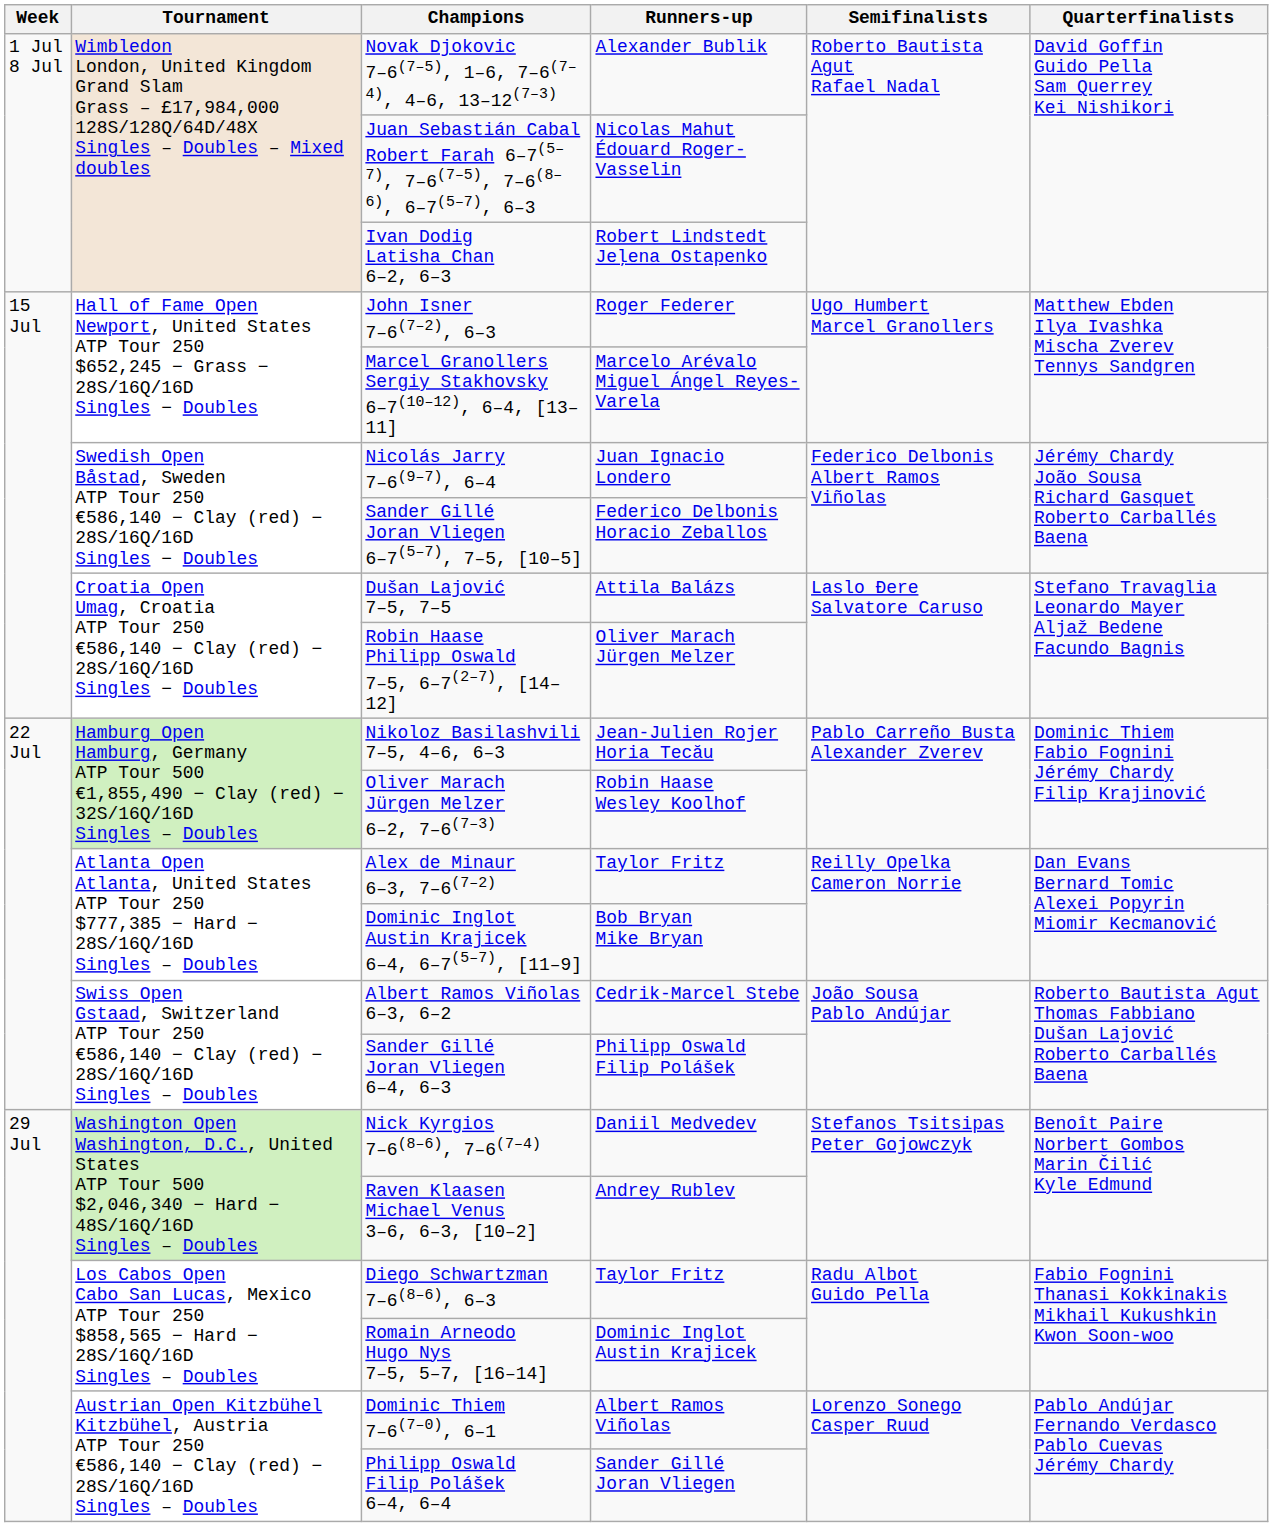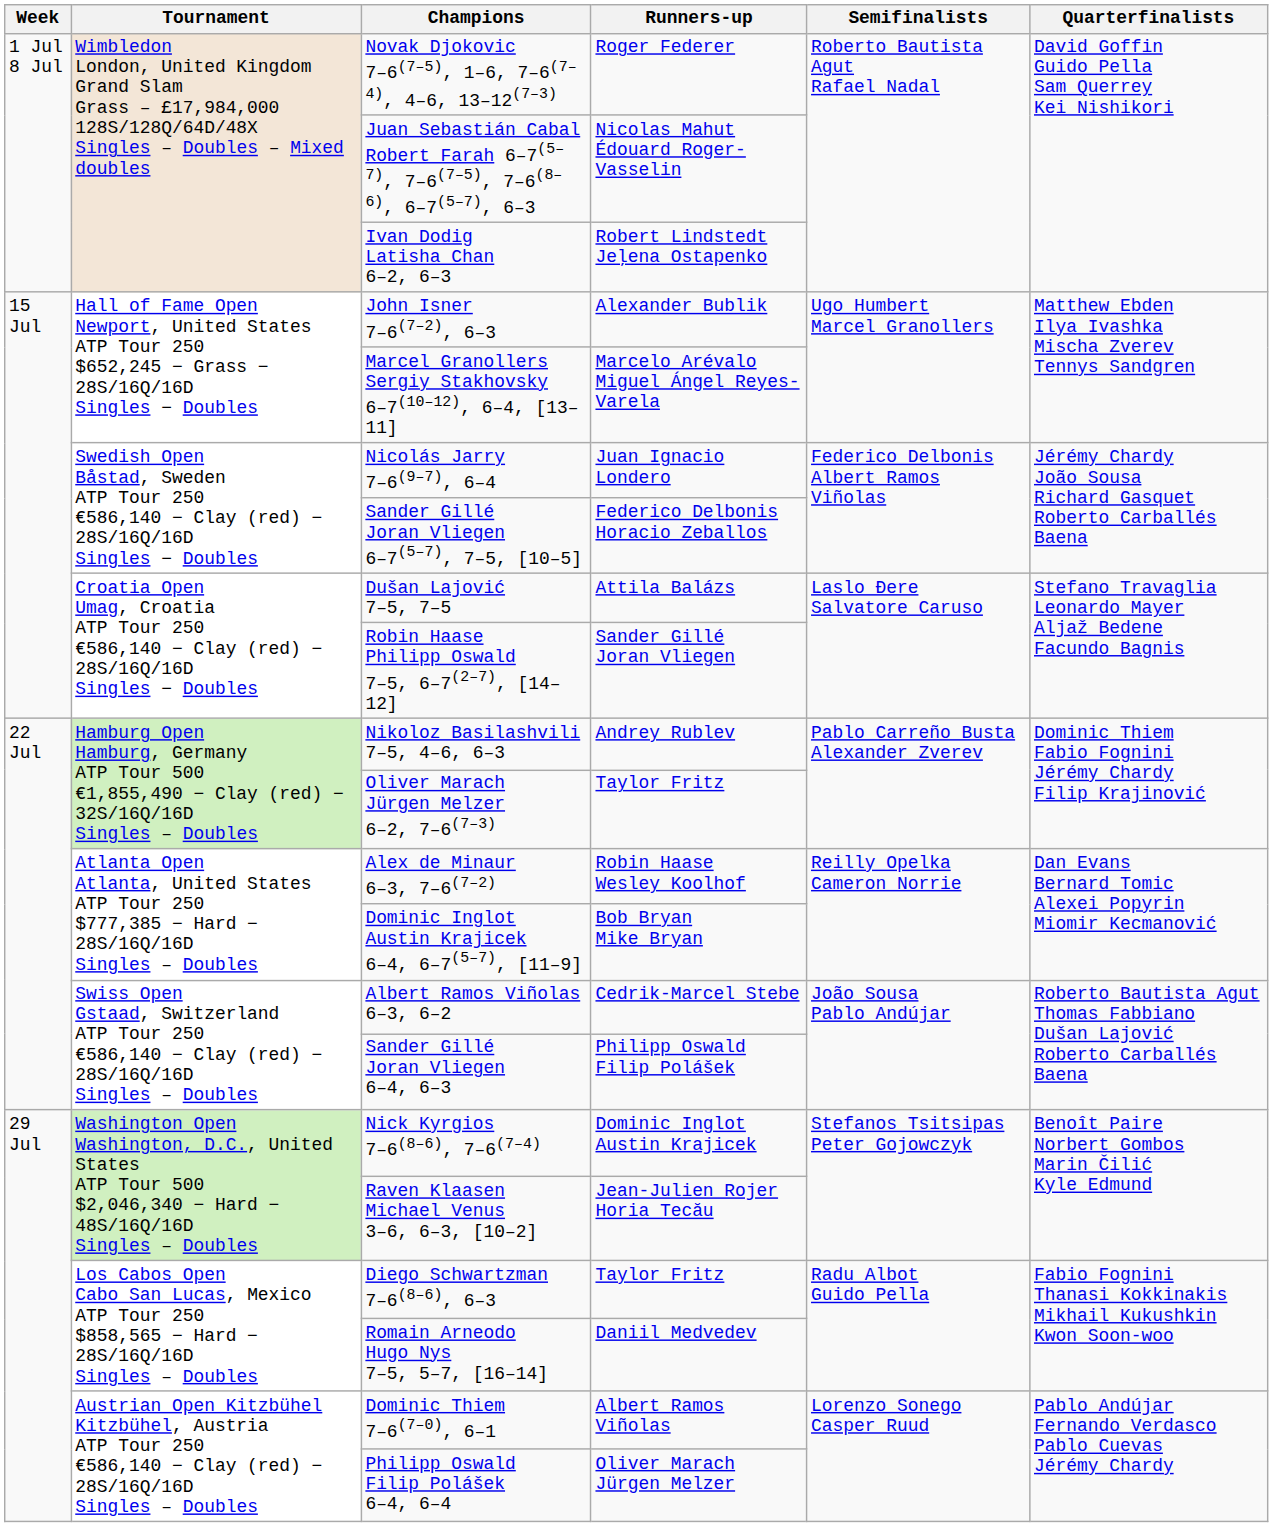(681, 48) Alexander Bublik -> (665, 48) Roger Federer
(665, 307) Roger Federer -> (681, 307) Alexander Bublik
(665, 648) Oliver Marach Jürgen Melzer -> (665, 648) Sander Gillé Joran Vliegen
(687, 744) Jean-Julien Rojer Horia Tecău -> (665, 734) Andrey Rublev
(671, 795) Robin Haase Wesley Koolhof -> (660, 785) Taylor Fritz
(660, 864) Taylor Fritz -> (671, 874) Robin Haase Wesley Koolhof
(676, 1125) Daniil Medvedev -> (676, 1135) Dominic Inglot Austin Krajicek
(665, 1192) Andrey Rublev -> (687, 1202) Jean-Julien Rojer Horia Tecău
(676, 1344) Dominic Inglot Austin Krajicek -> (676, 1333) Daniil Medvedev
(665, 1474) Sander Gillé Joran Vliegen -> (665, 1474) Oliver Marach Jürgen Melzer
